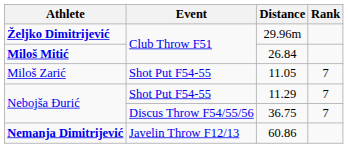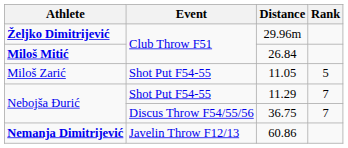(326, 73) 7 -> (326, 73) 5
